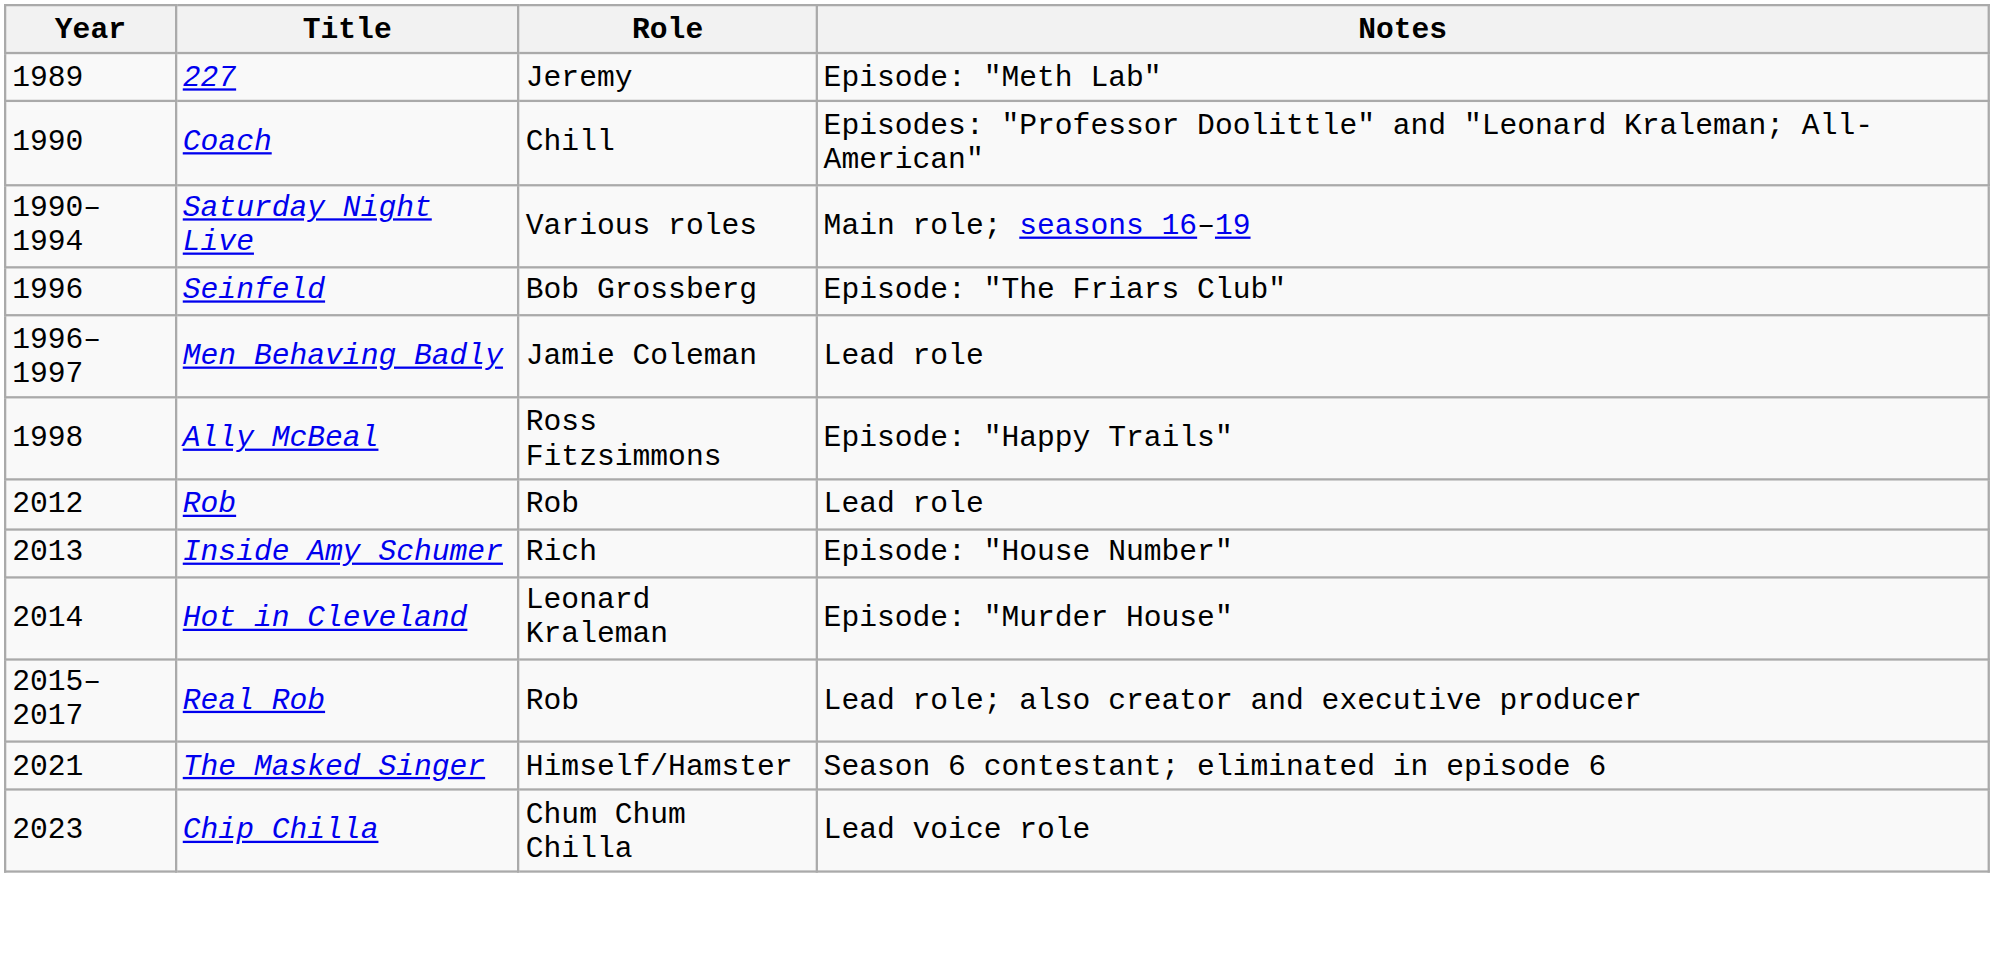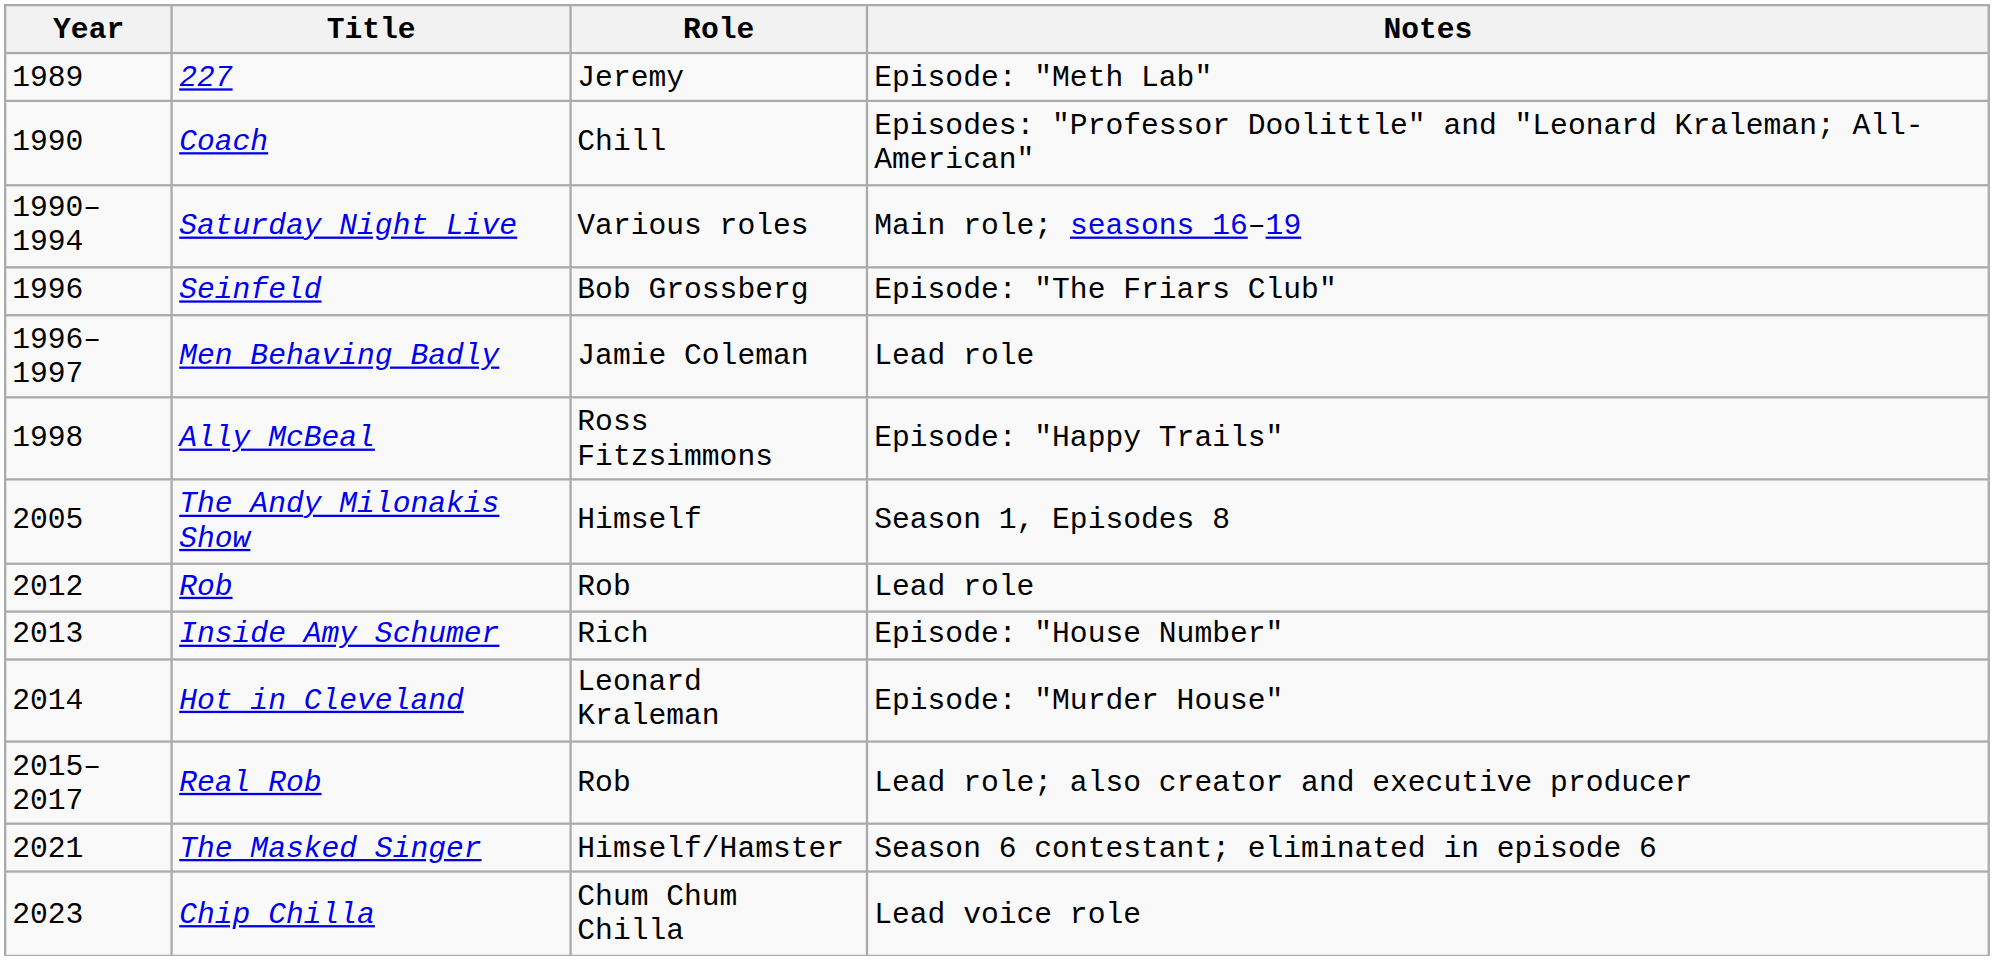+ row: (339, 521)
